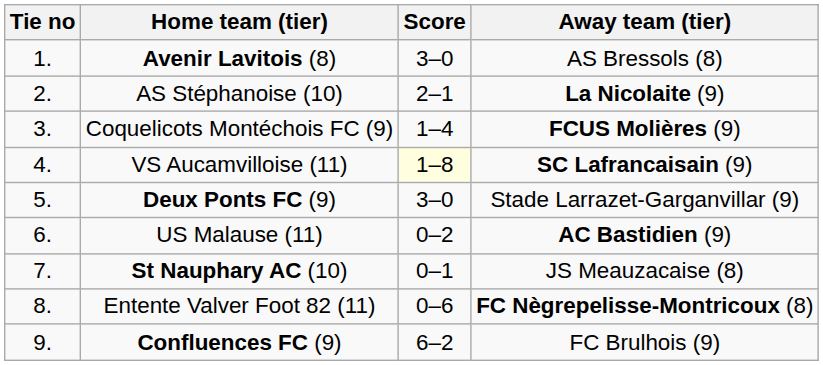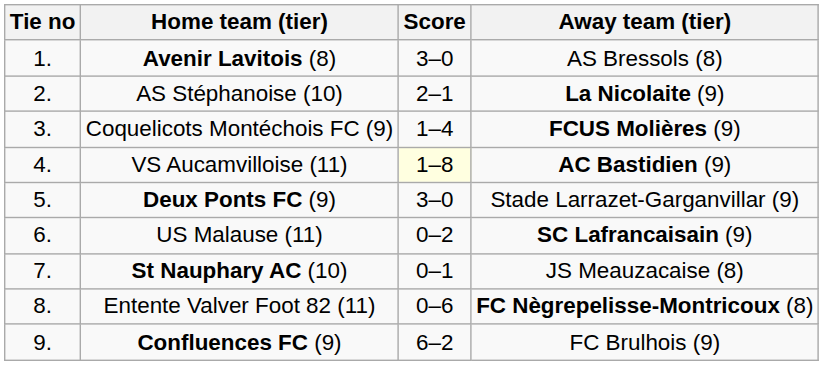(645, 164) SC Lafrancaisain (9) -> (645, 164) AC Bastidien (9)
(645, 235) AC Bastidien (9) -> (645, 235) SC Lafrancaisain (9)
